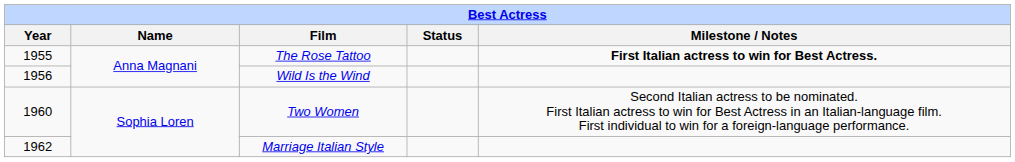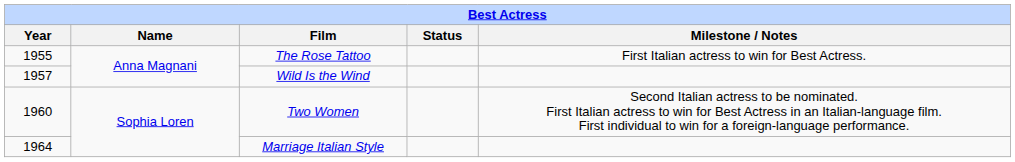(744, 55) bold -> (744, 55) normal
(38, 76) 1956 -> (38, 76) 1957
(38, 146) 1962 -> (38, 146) 1964
